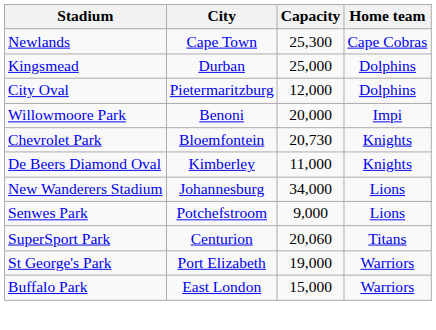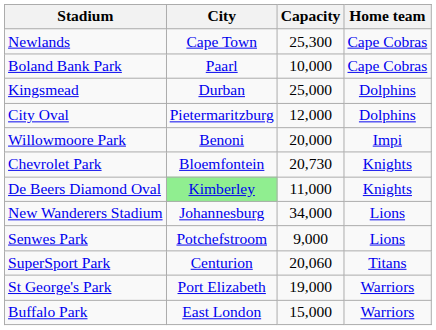+ row: (65, 66)
(222, 164) no background -> (222, 189) lightgreen background
